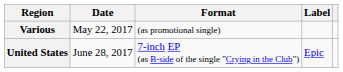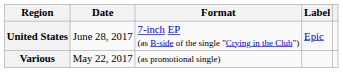rows swapped: (37, 30) <-> (37, 53)
